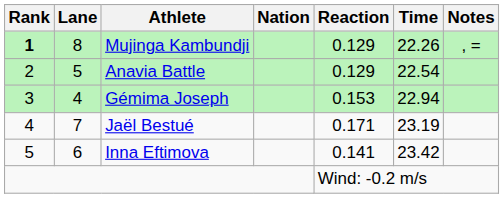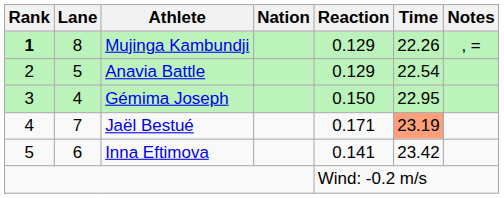(354, 98) 0.153 -> (354, 98) 0.150
(418, 98) 22.94 -> (418, 98) 22.95
(418, 125) no background -> (418, 125) lightsalmon background
